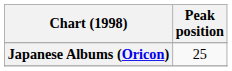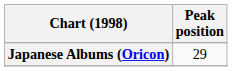(200, 54) 25 -> (200, 54) 29
